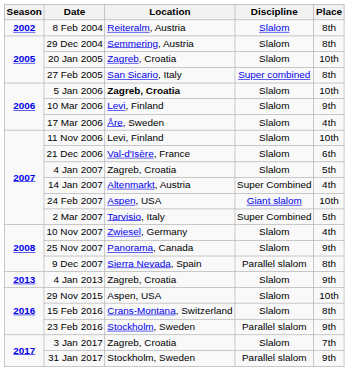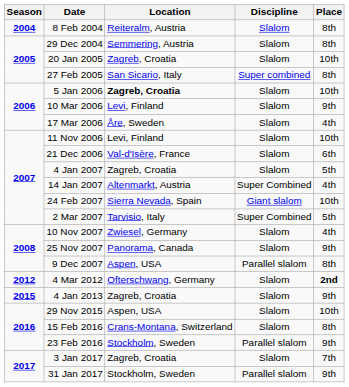(24, 28) 2002 -> (24, 28) 2004
(134, 201) Aspen, USA -> (154, 201) Sierra Nevada, Spain
(154, 264) Sierra Nevada, Spain -> (134, 264) Aspen, USA
+ row: (78, 279)
(24, 279) 2013 -> (24, 295) 2015
